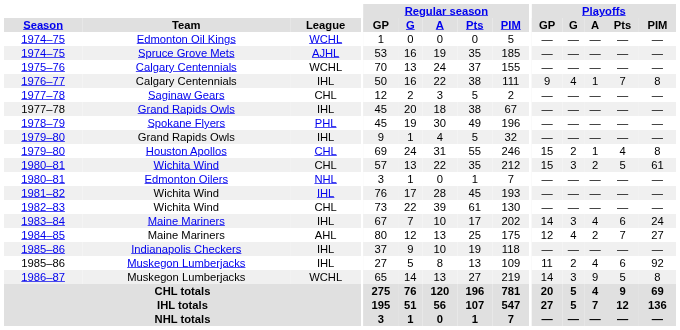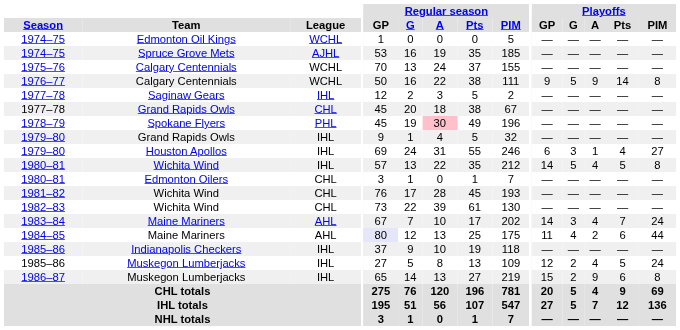(326, 81) IHL -> (326, 81) WCHL
(573, 81) 4 -> (573, 81) 5
(595, 81) 1 -> (595, 81) 9
(622, 81) 7 -> (622, 81) 14
(326, 95) CHL -> (326, 95) IHL
(326, 109) IHL -> (326, 109) CHL
(440, 123) no background -> (440, 123) pink background
(326, 151) CHL -> (326, 151) IHL
(547, 151) 15 -> (547, 151) 6
(573, 151) 2 -> (573, 151) 3
(657, 151) 8 -> (657, 151) 27
(326, 165) CHL -> (326, 165) IHL
(547, 165) 15 -> (547, 165) 14
(573, 165) 3 -> (573, 165) 5
(595, 165) 2 -> (595, 165) 4
(657, 165) 61 -> (657, 165) 8
(326, 179) NHL -> (326, 179) CHL
(326, 193) IHL -> (326, 193) CHL
(326, 221) IHL -> (326, 221) AHL
(622, 221) 6 -> (622, 221) 7
(381, 235) no background -> (381, 235) lavender background
(547, 235) 12 -> (547, 235) 11
(622, 235) 7 -> (622, 235) 6
(657, 235) 27 -> (657, 235) 44
(547, 263) 11 -> (547, 263) 12
(622, 263) 6 -> (622, 263) 5
(657, 263) 92 -> (657, 263) 24
(326, 277) WCHL -> (326, 277) IHL
(547, 277) 14 -> (547, 277) 15
(573, 277) 3 -> (573, 277) 2
(622, 277) 5 -> (622, 277) 6
